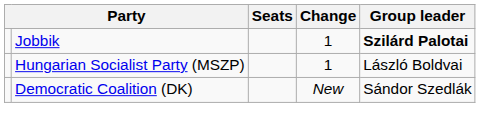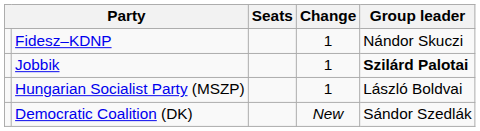+ row: (63, 41)
